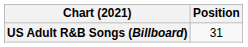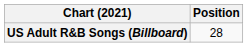(216, 32) 31 -> (216, 32) 28
